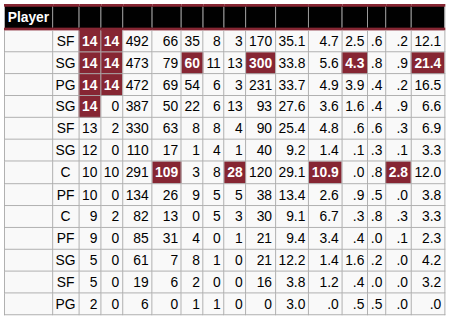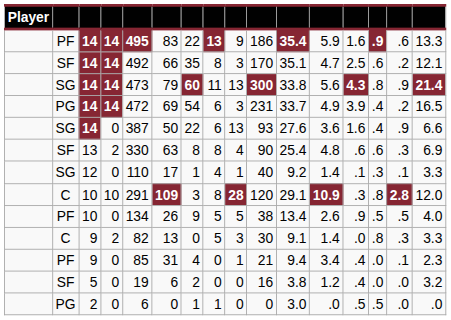+ row: (66, 41)
(359, 173) .0 -> (360, 194) .3
(402, 194) .0 -> (403, 216) .5
(432, 194) 3.8 -> (433, 216) 4.0
(329, 216) 6.7 -> (330, 238) 1.4
(359, 216) .3 -> (360, 238) .0
- row: (66, 260)
